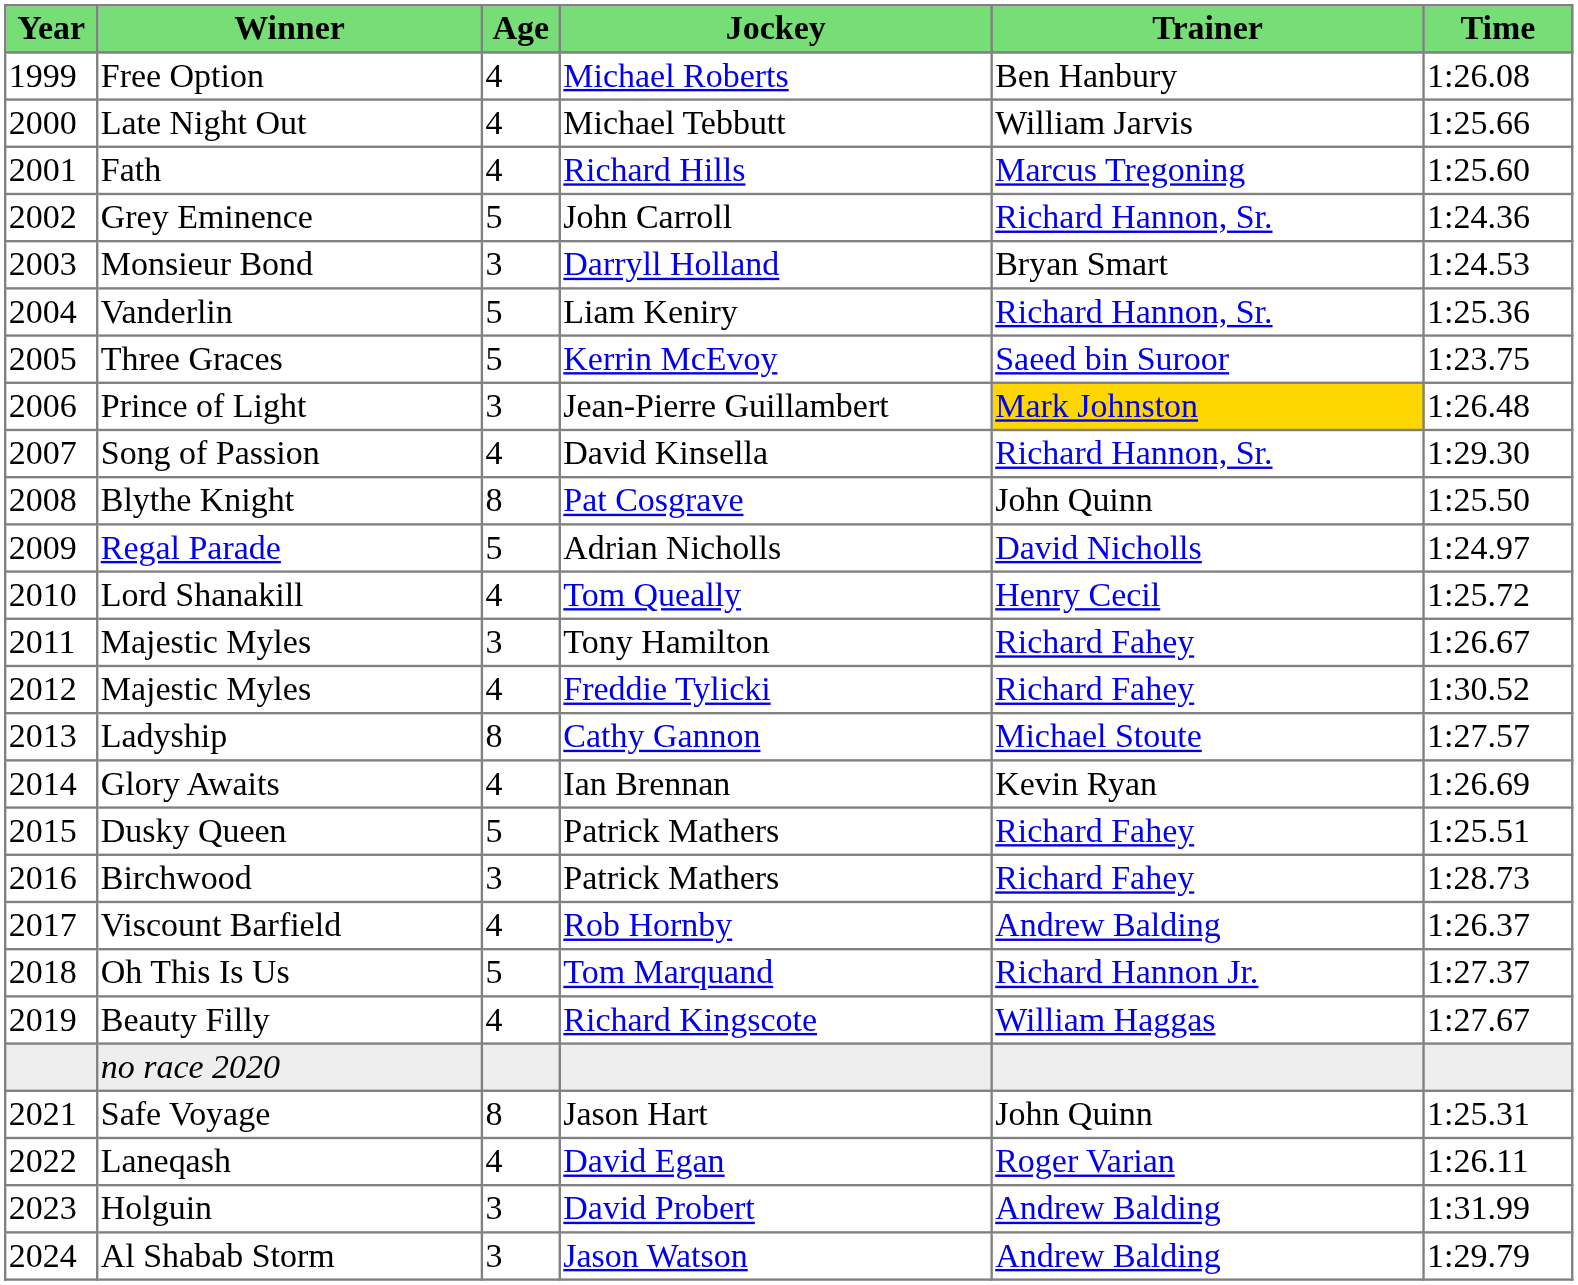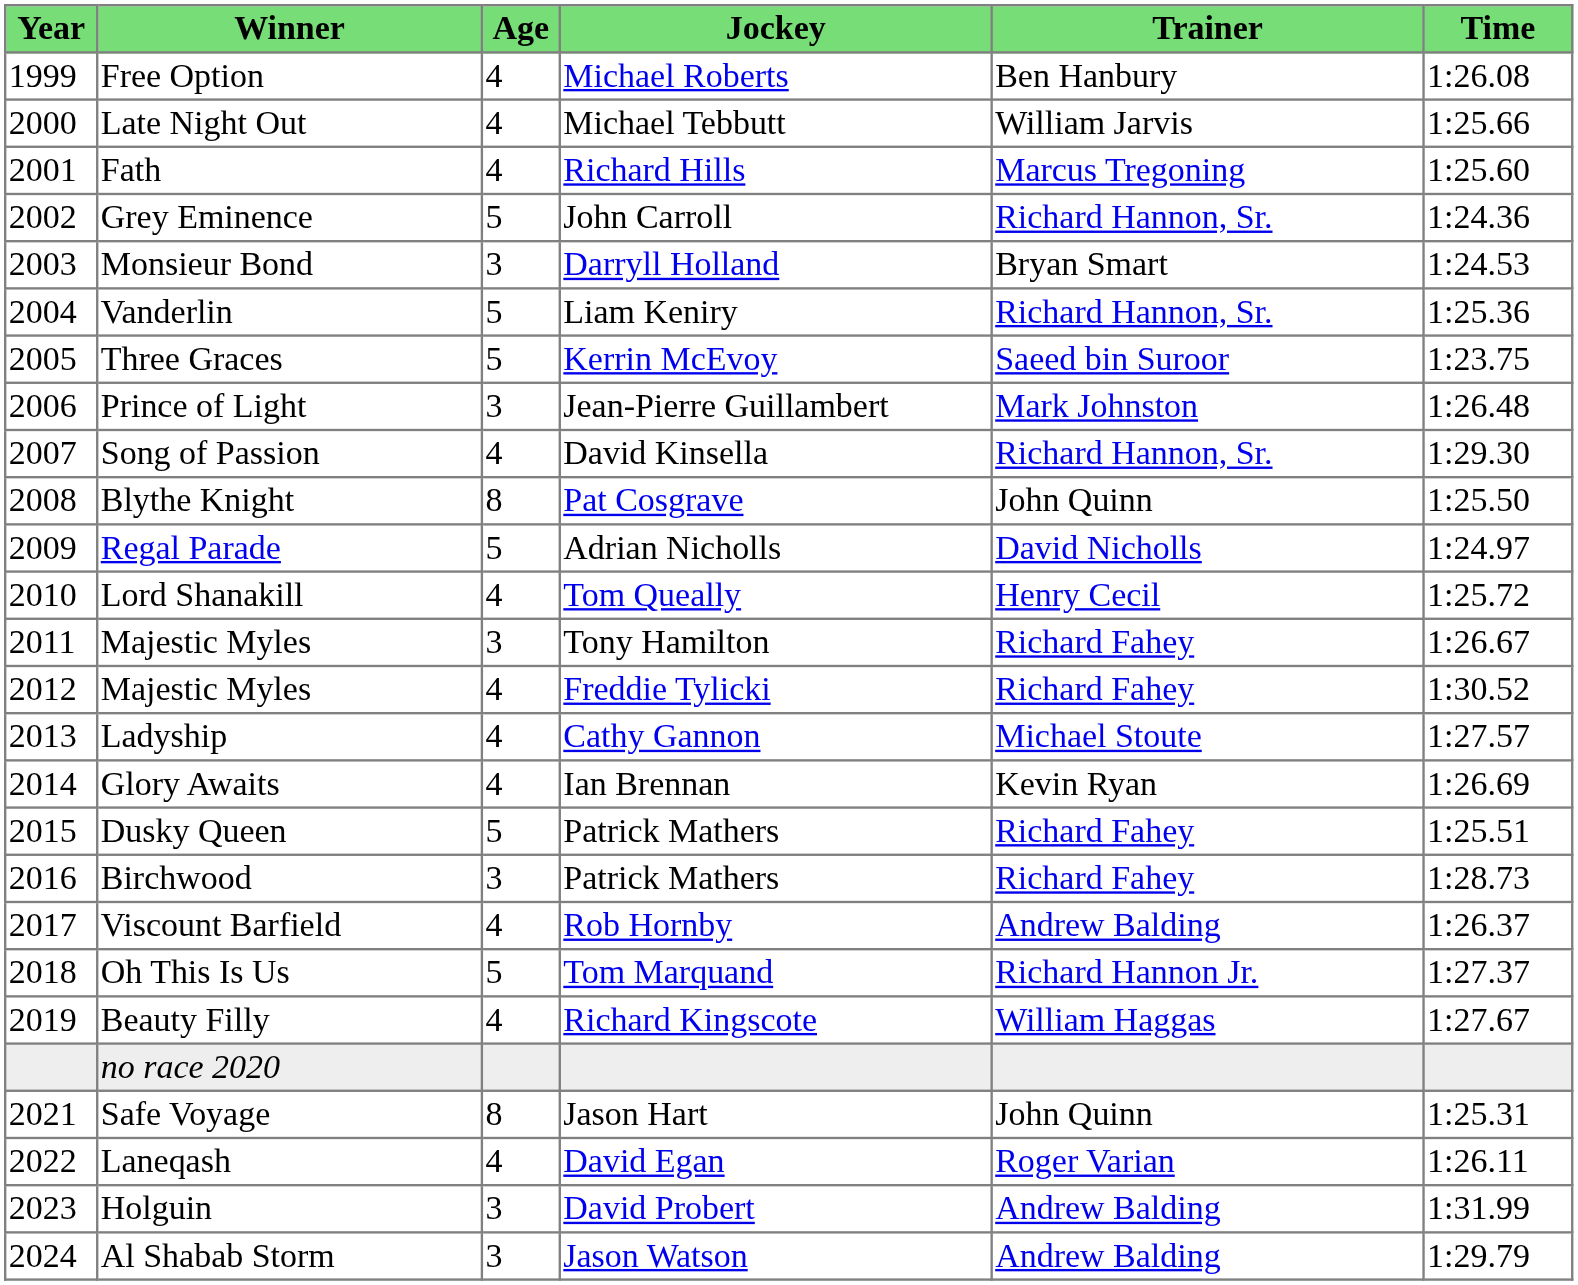(1097, 405) gold background -> (1097, 405) no background
(494, 736) 8 -> (494, 736) 4
